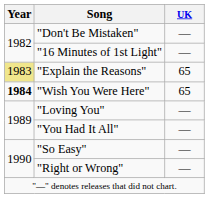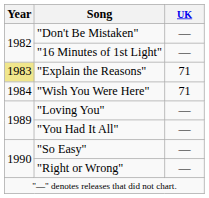(185, 71) 65 -> (185, 71) 71
(19, 91) bold -> (19, 91) normal
(185, 91) 65 -> (185, 91) 71
